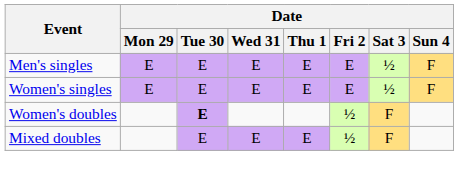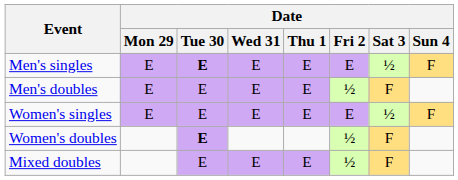(203, 65) normal -> (203, 65) bold
+ row: (53, 89)
